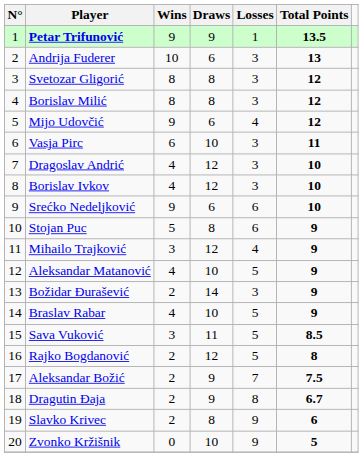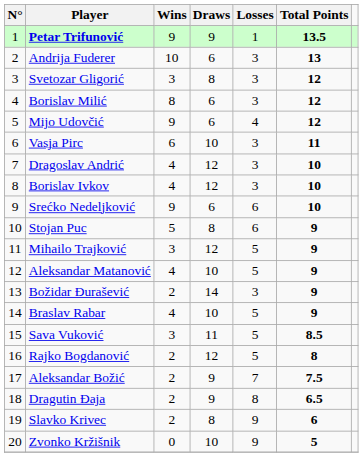(172, 79) 8 -> (172, 79) 3
(212, 100) 8 -> (212, 100) 6
(255, 249) 4 -> (255, 249) 5
(314, 398) 6.7 -> (314, 398) 6.5
